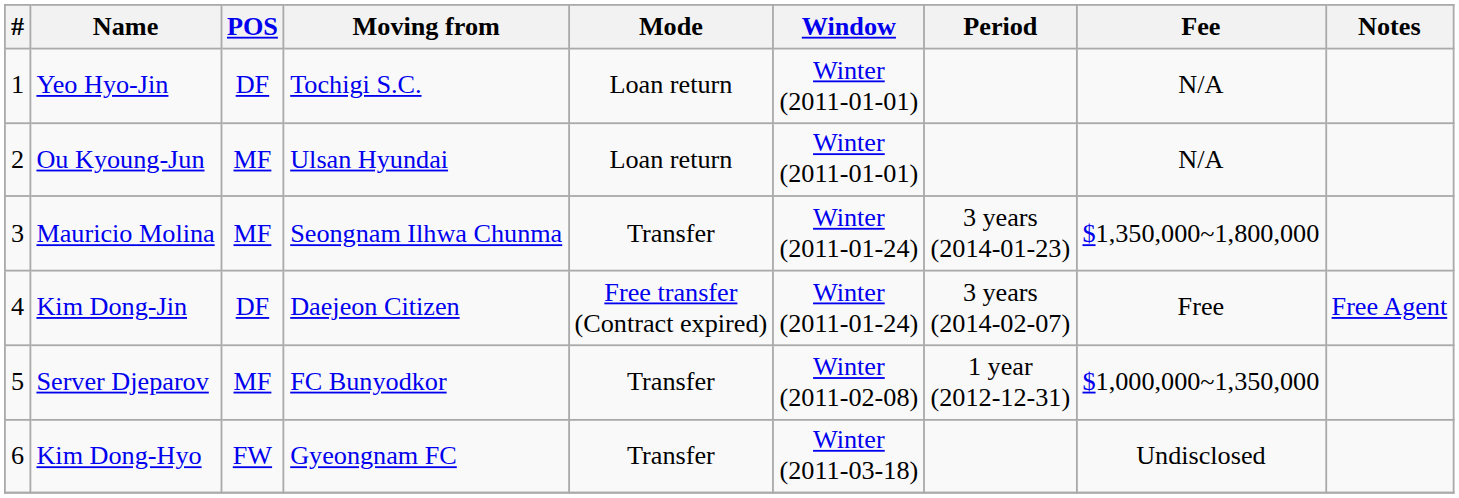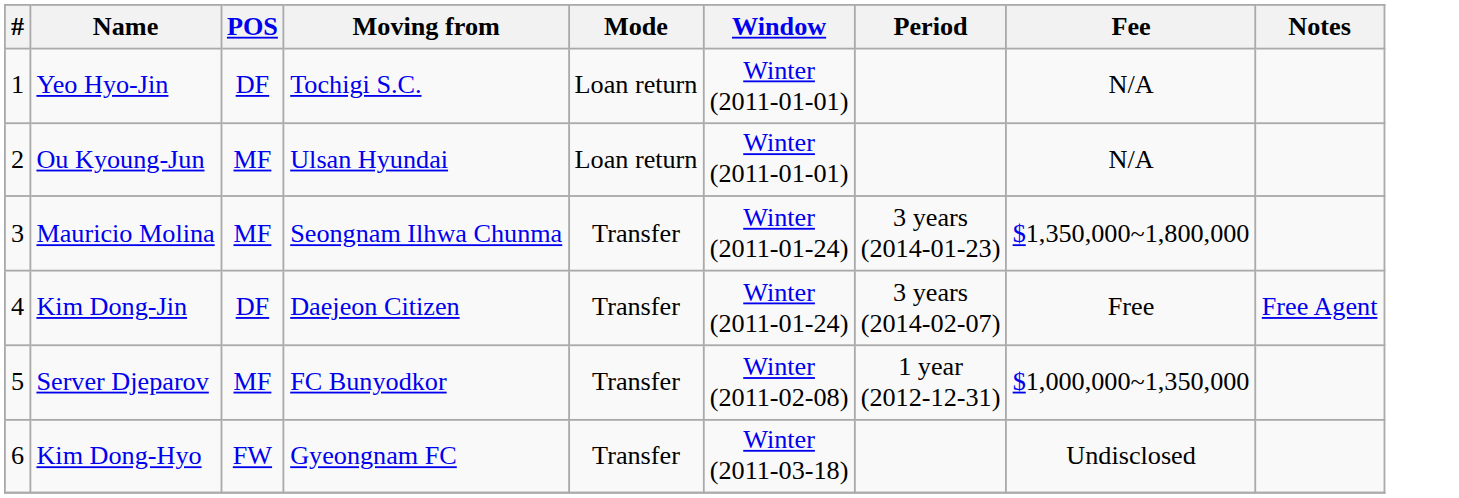(671, 307) Free transfer (Contract expired) -> (636, 307) Transfer
